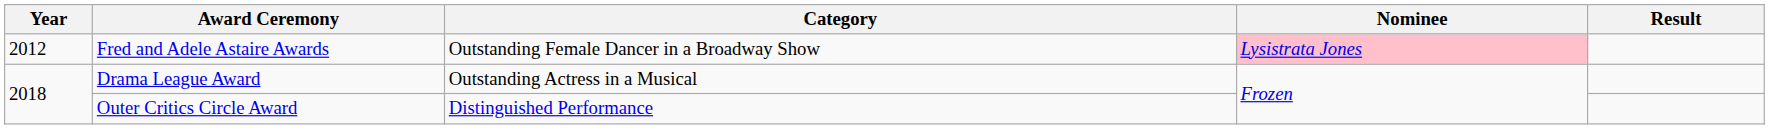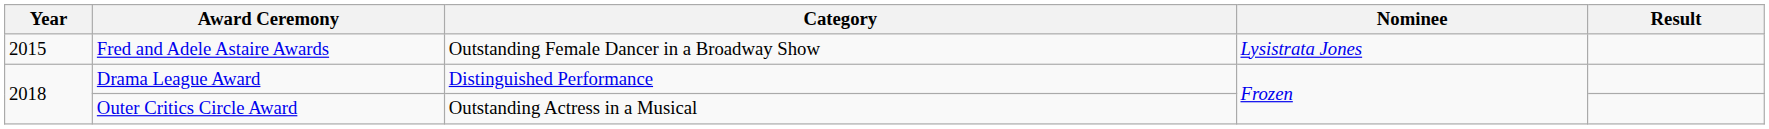(28, 49) 2012 -> (28, 49) 2015
(1301, 49) pink background -> (1301, 49) no background
(573, 78) Outstanding Actress in a Musical -> (551, 78) Distinguished Performance
(551, 108) Distinguished Performance -> (573, 108) Outstanding Actress in a Musical
